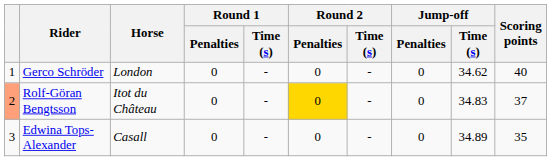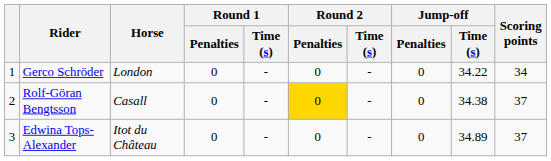(473, 72) 34.62 -> (473, 72) 34.22
(521, 72) 40 -> (521, 72) 34
(12, 101) lightsalmon background -> (12, 101) no background
(135, 101) Itot du Château -> (130, 101) Casall
(473, 101) 34.83 -> (473, 101) 34.38
(130, 137) Casall -> (135, 137) Itot du Château
(521, 137) 35 -> (521, 137) 37
